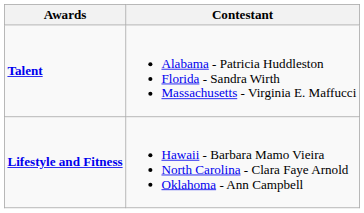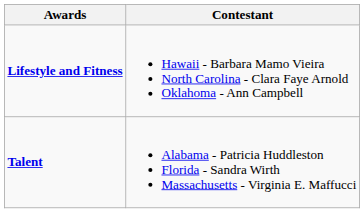rows swapped: (65, 162) <-> (25, 70)
